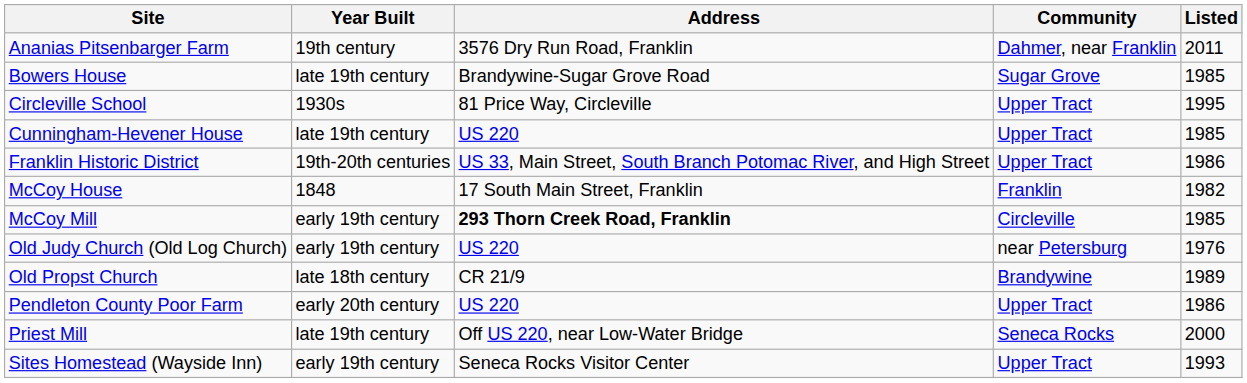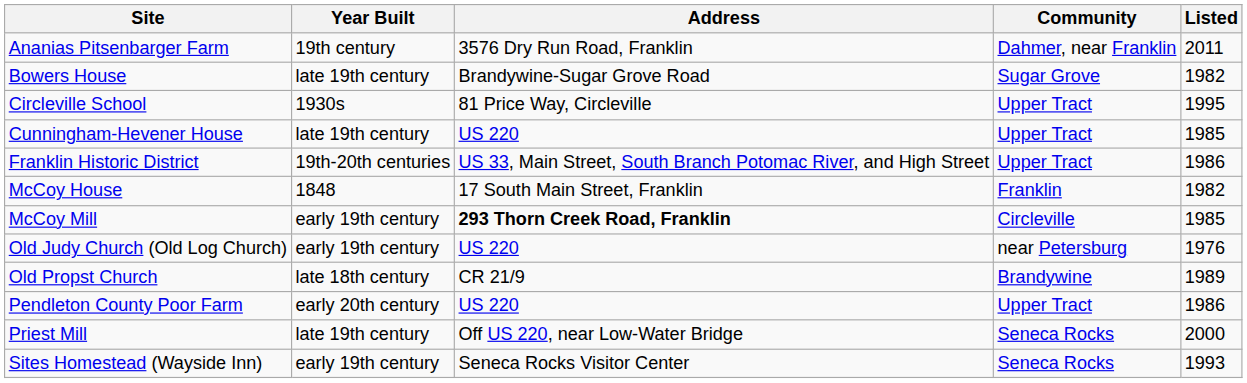(1205, 76) 1985 -> (1205, 76) 1982
(1045, 362) Upper Tract -> (1056, 362) Seneca Rocks
